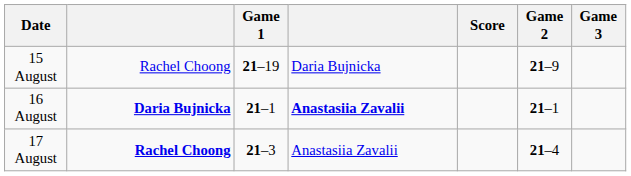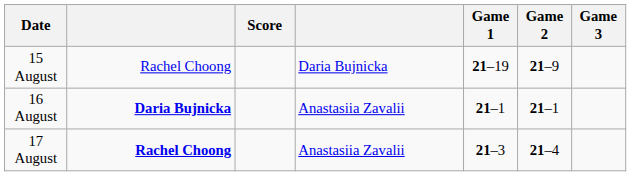columns swapped: (487, 25) <-> (261, 25)
(348, 108) bold -> (351, 108) normal
